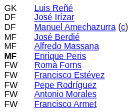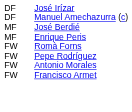- row: (54, 8)
- row: (67, 46)
(10, 56) bold -> (10, 37) normal
- row: (69, 75)
